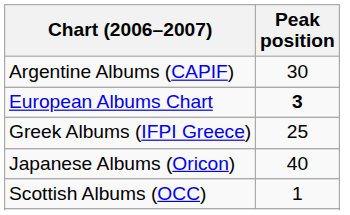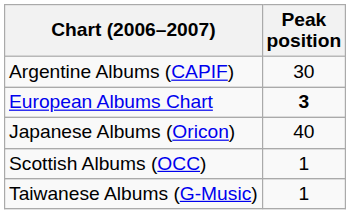- row: (130, 132)
+ row: (133, 193)
